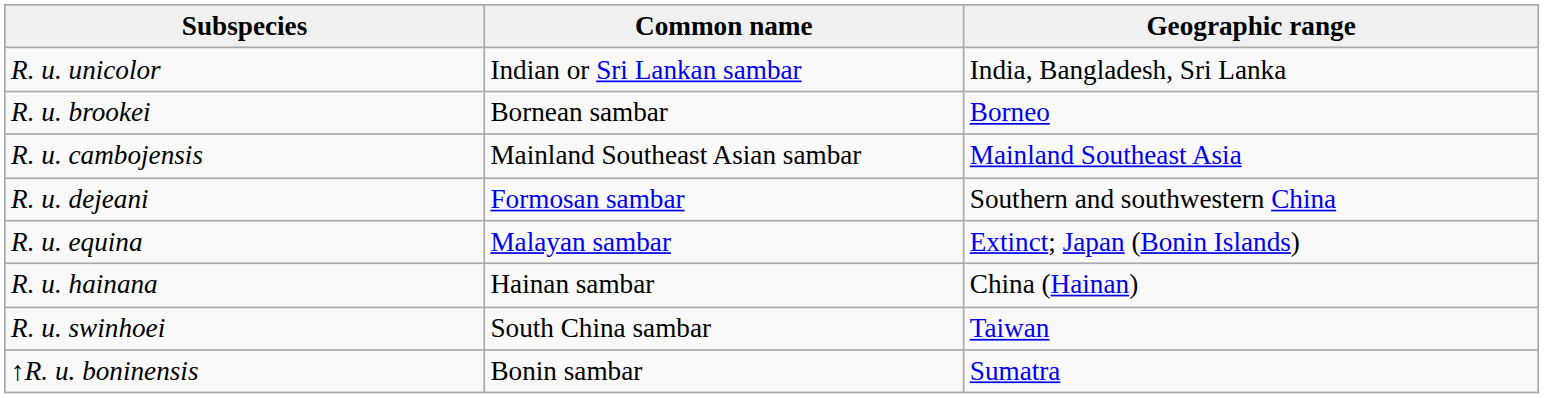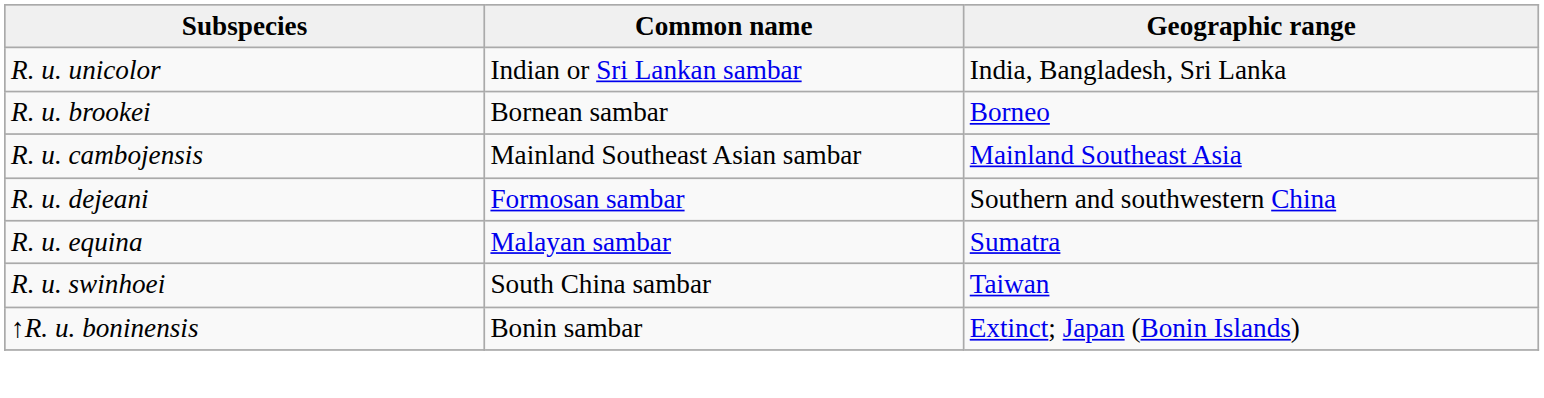(1135, 241) Extinct; Japan (Bonin Islands) -> (1015, 241) Sumatra
- row: (84, 284)
(1015, 371) Sumatra -> (1135, 328) Extinct; Japan (Bonin Islands)
